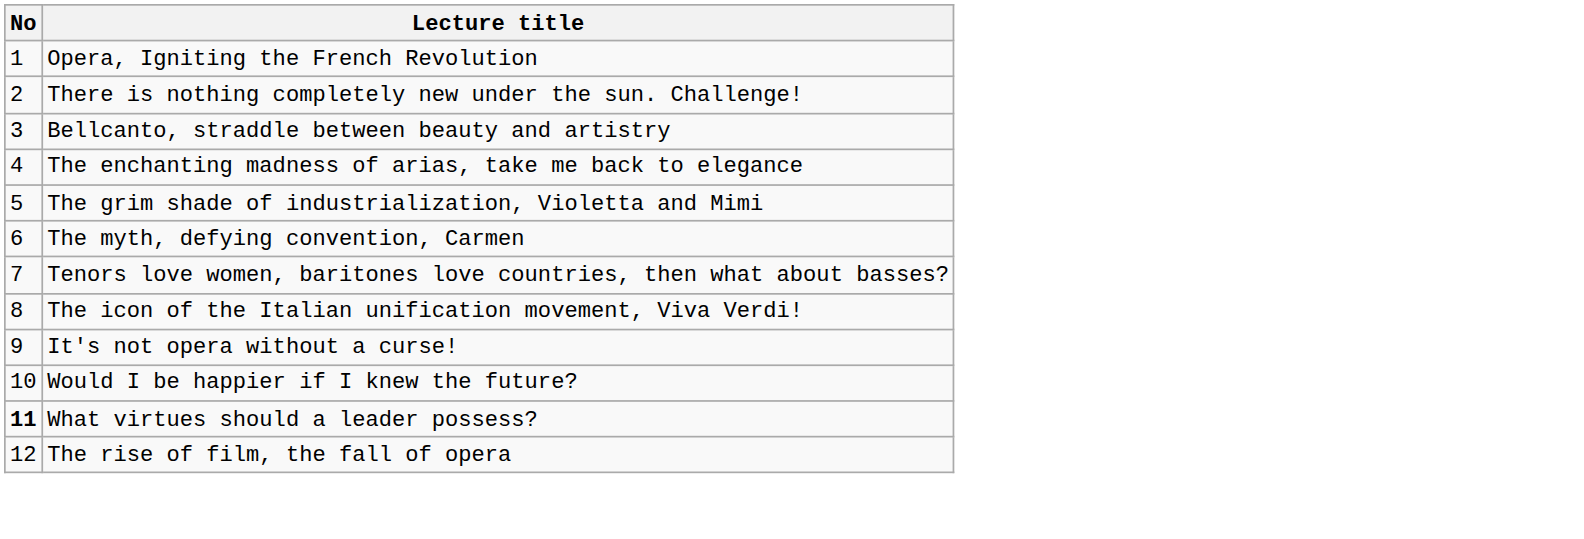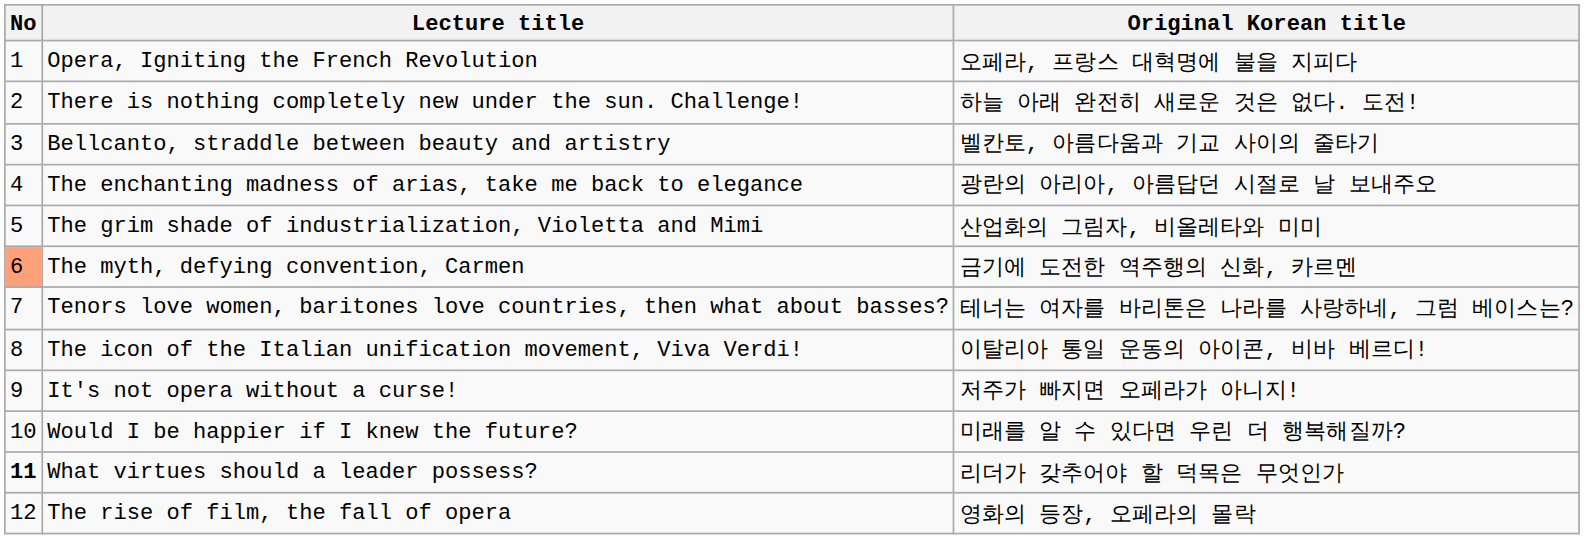+ column: (1267, 23)
(17, 239) no background -> (17, 267) lightsalmon background
